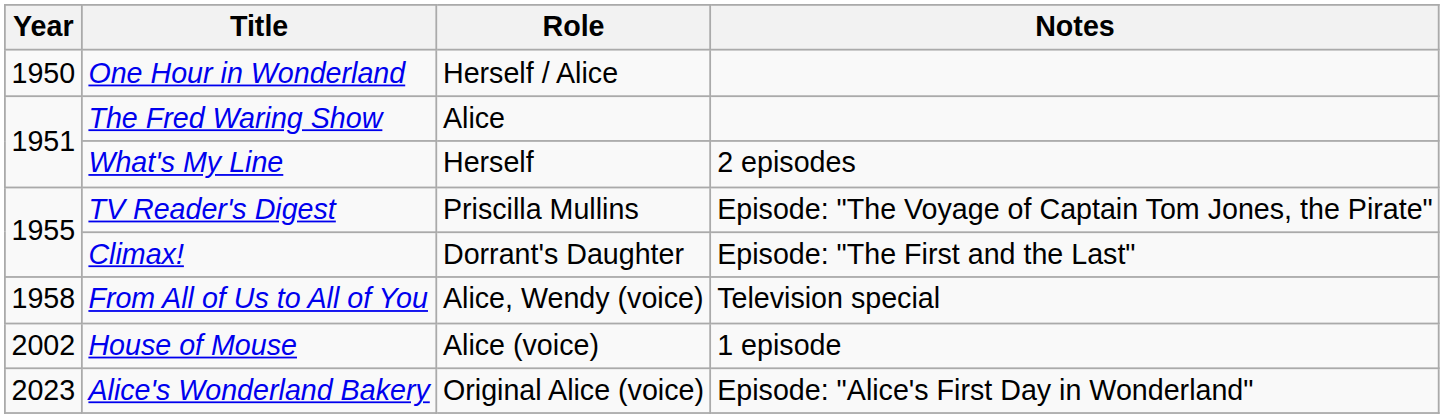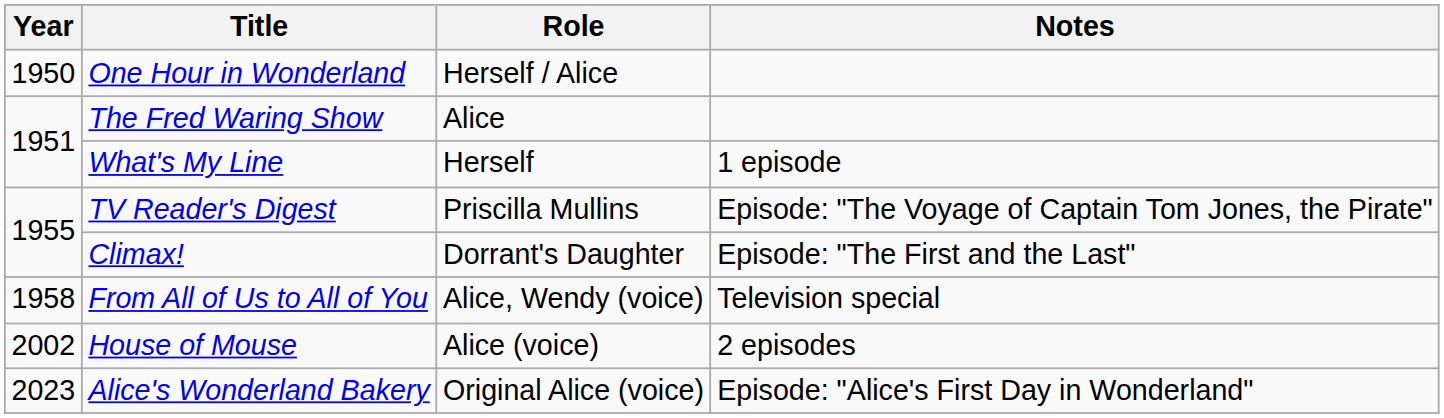(786, 163) 2 episodes -> (779, 163) 1 episode
(779, 345) 1 episode -> (786, 345) 2 episodes
